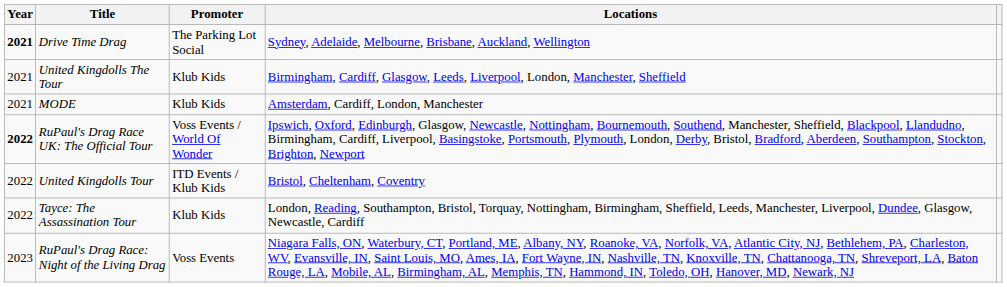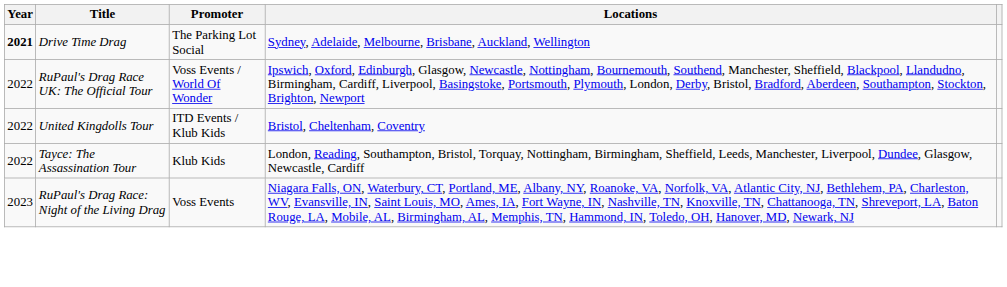- row: (94, 76)
- row: (57, 104)
(20, 139) bold -> (20, 84) normal
